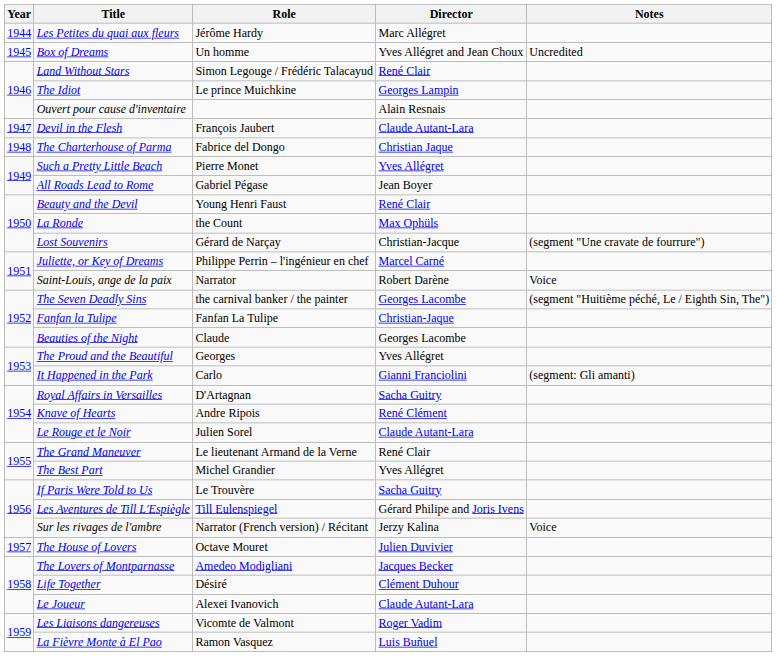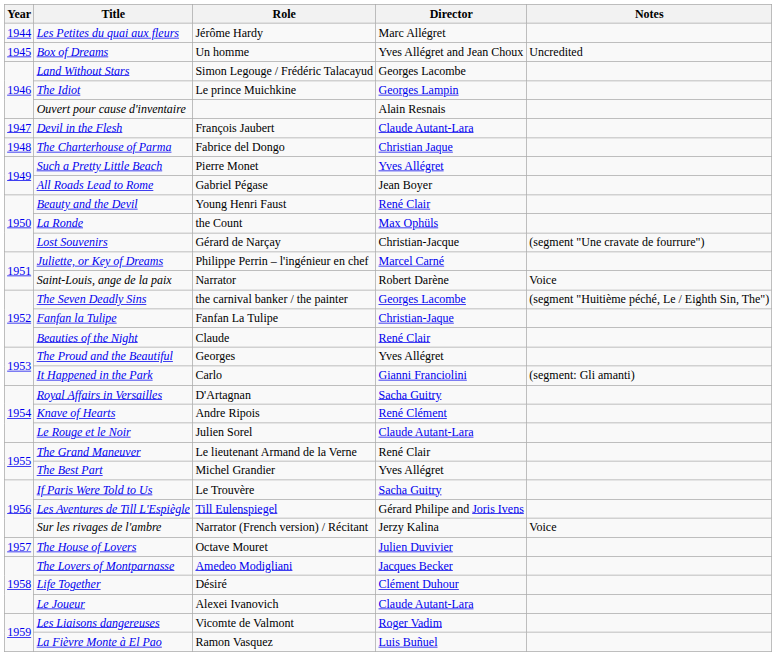(404, 71) René Clair -> (422, 71) Georges Lacombe
(422, 337) Georges Lacombe -> (404, 337) René Clair
